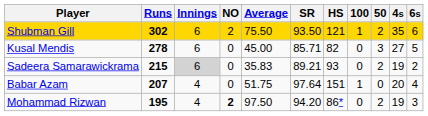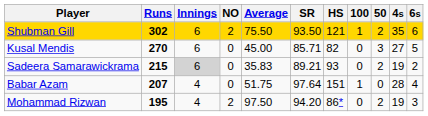(158, 48) 278 -> (158, 48) 270
(398, 84) 20 -> (398, 84) 28
(231, 102) bold -> (231, 102) normal
